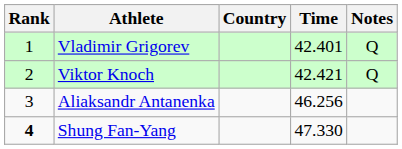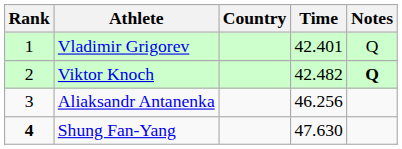(319, 74) 42.421 -> (319, 74) 42.482
(372, 74) normal -> (372, 74) bold
(319, 130) 47.330 -> (319, 130) 47.630
